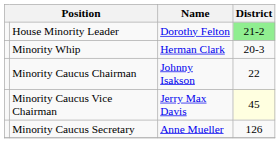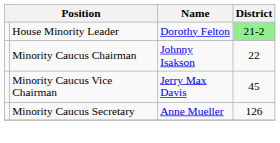- row: (46, 49)
(254, 104) lightyellow background -> (254, 86) no background
